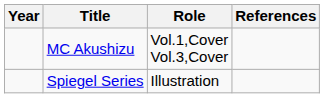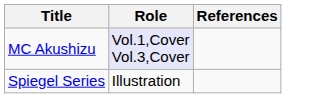- column: (24, 16)
(189, 48) no background -> (151, 48) lavender background
